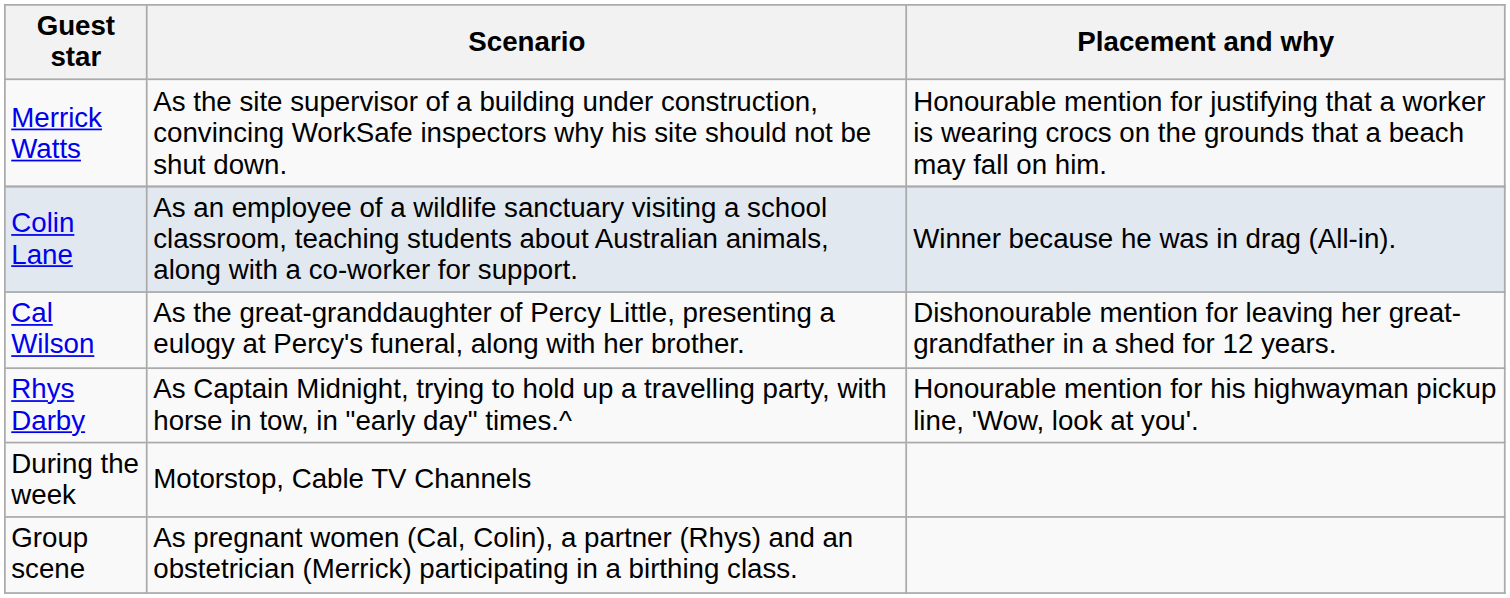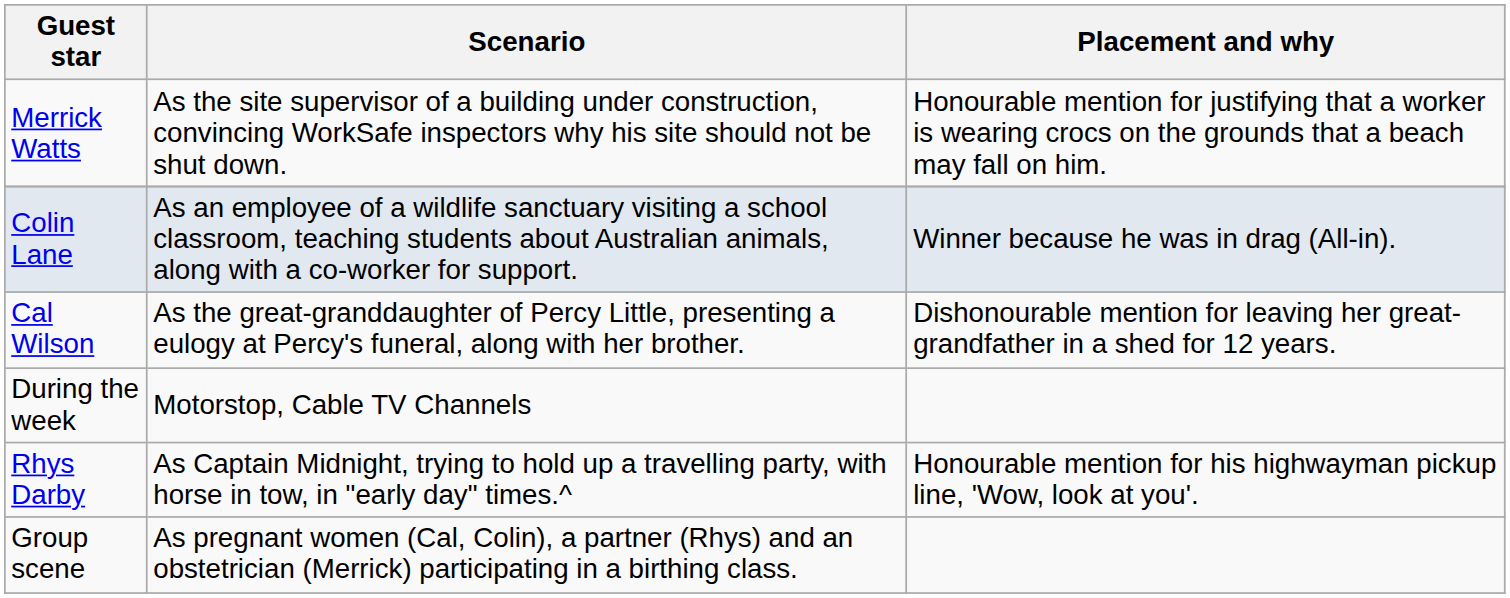rows swapped: (48, 404) <-> (75, 479)
